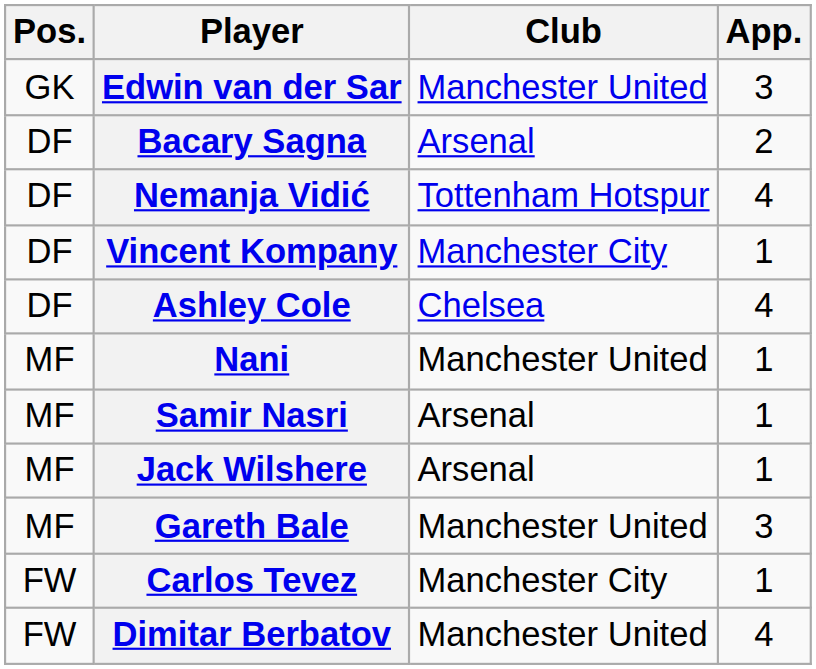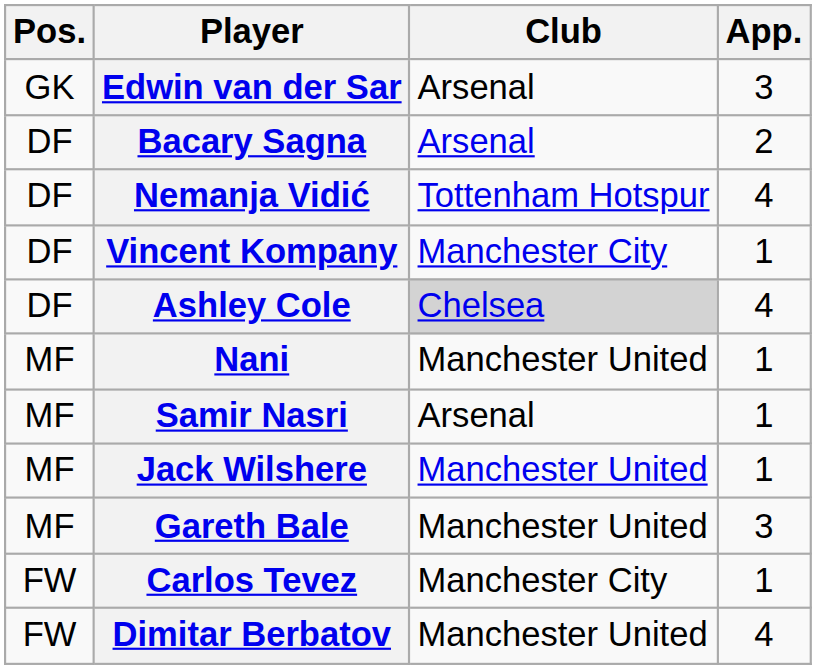(563, 86) Manchester United -> (476, 86) Arsenal
(481, 305) no background -> (481, 305) lightgrey background
(476, 470) Arsenal -> (563, 470) Manchester United
